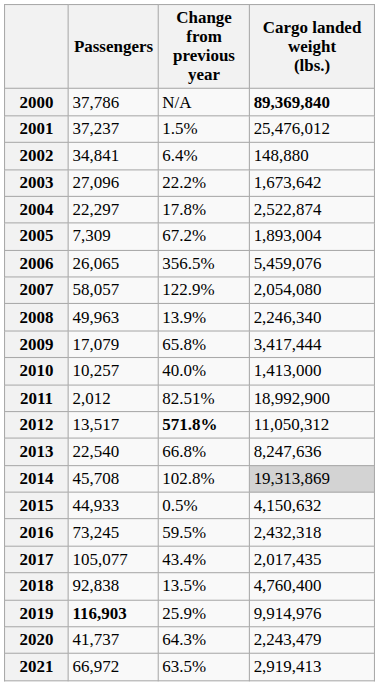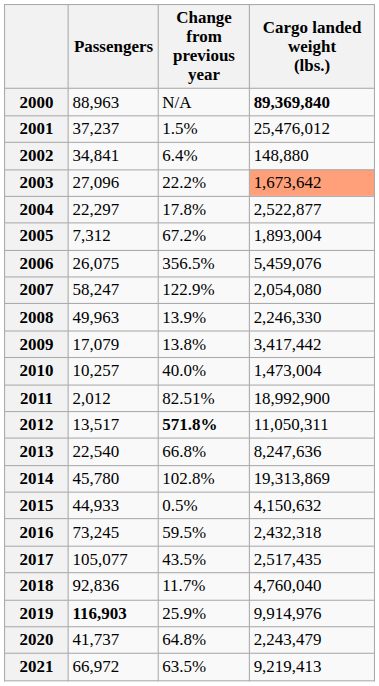(96, 102) 37,786 -> (96, 102) 88,963
(288, 182) no background -> (288, 182) lightsalmon background
(288, 209) 2,522,874 -> (288, 209) 2,522,877
(92, 236) 7,309 -> (92, 236) 7,312
(96, 263) 26,065 -> (96, 263) 26,075
(96, 290) 58,057 -> (96, 290) 58,247
(288, 317) 2,246,340 -> (288, 317) 2,246,330
(184, 344) 65.8% -> (184, 344) 13.8%
(288, 344) 3,417,444 -> (288, 344) 3,417,442
(288, 371) 1,413,000 -> (288, 371) 1,473,004
(291, 424) 11,050,312 -> (291, 424) 11,050,311
(96, 478) 45,708 -> (96, 478) 45,780
(292, 478) lightgrey background -> (292, 478) no background
(184, 559) 43.4% -> (184, 559) 43.5%
(288, 559) 2,017,435 -> (288, 559) 2,517,435
(96, 586) 92,838 -> (96, 586) 92,836
(184, 586) 13.5% -> (184, 586) 11.7%
(288, 586) 4,760,400 -> (288, 586) 4,760,040
(184, 640) 64.3% -> (184, 640) 64.8%
(288, 666) 2,919,413 -> (288, 666) 9,219,413
